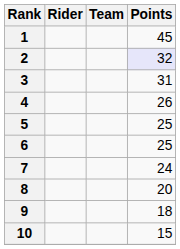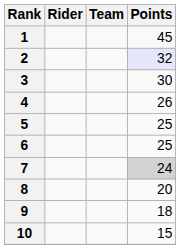(165, 80) 31 -> (165, 80) 30
(165, 168) no background -> (165, 168) lightgrey background
